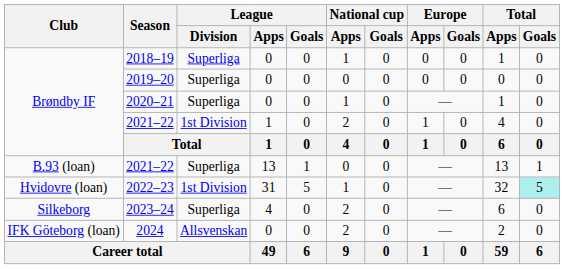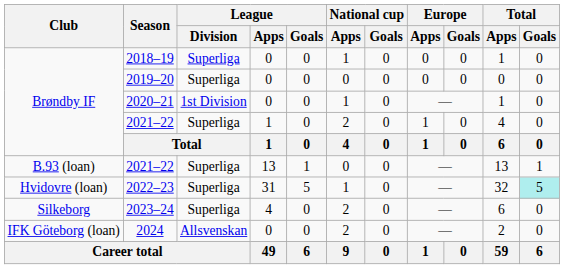(214, 101) Superliga -> (214, 101) 1st Division
(214, 123) 1st Division -> (214, 123) Superliga
(214, 187) 1st Division -> (214, 187) Superliga
